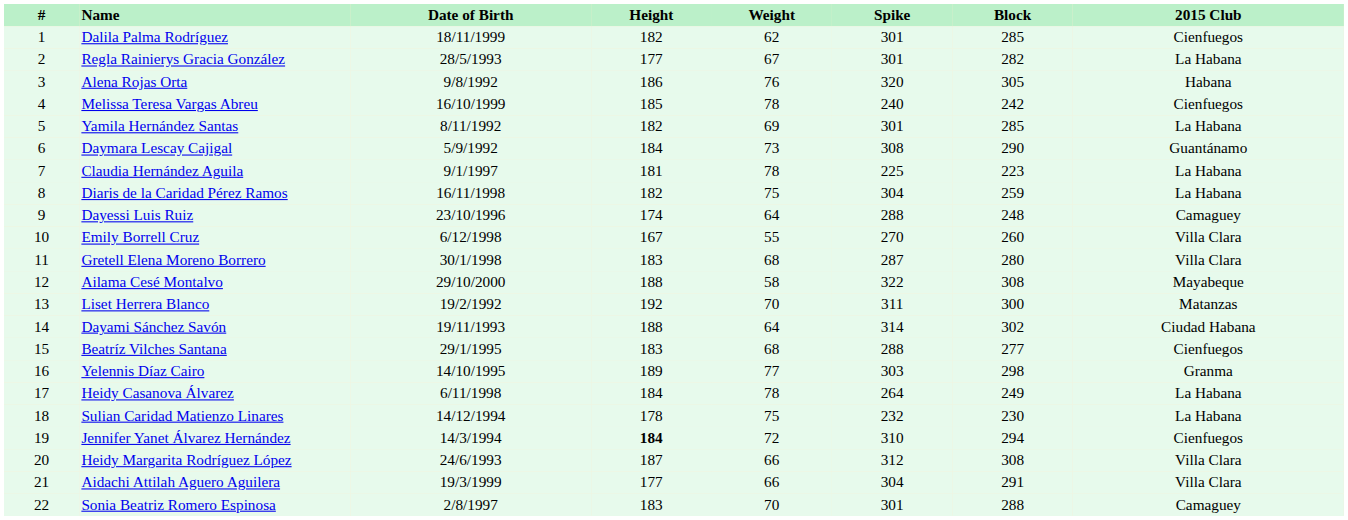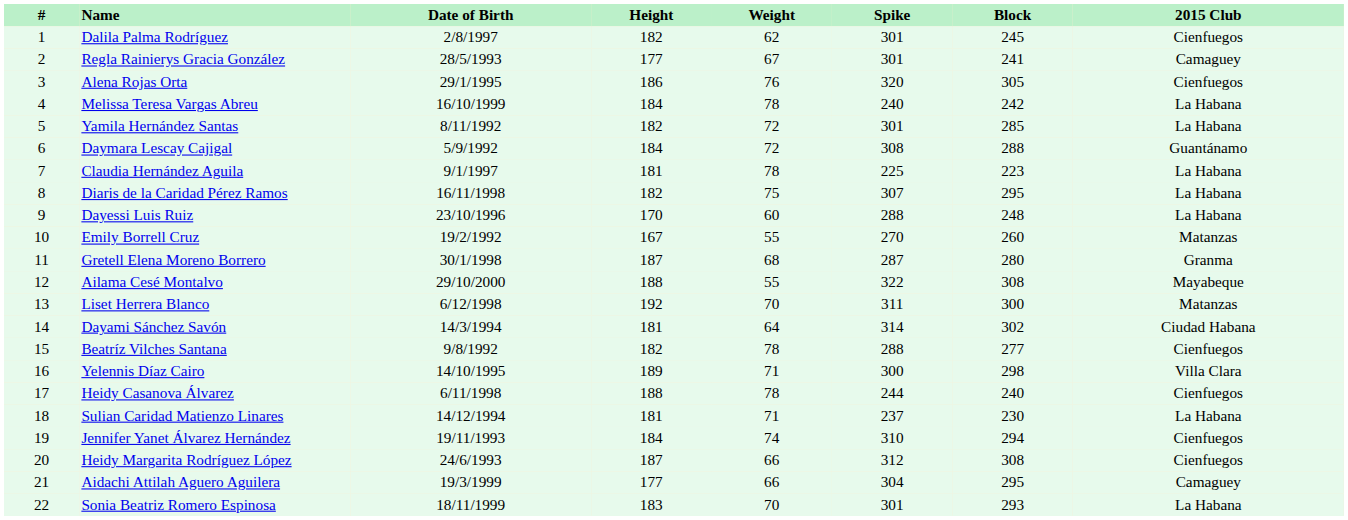(471, 37) 18/11/1999 -> (471, 37) 2/8/1997
(1013, 37) 285 -> (1013, 37) 245
(1013, 59) 282 -> (1013, 59) 241
(1208, 59) La Habana -> (1208, 59) Camaguey
(471, 81) 9/8/1992 -> (471, 81) 29/1/1995
(1208, 81) Habana -> (1208, 81) Cienfuegos
(651, 104) 185 -> (651, 104) 184
(1208, 104) Cienfuegos -> (1208, 104) La Habana
(772, 126) 69 -> (772, 126) 72
(772, 148) 73 -> (772, 148) 72
(1013, 148) 290 -> (1013, 148) 288
(892, 193) 304 -> (892, 193) 307
(1013, 193) 259 -> (1013, 193) 295
(651, 215) 174 -> (651, 215) 170
(772, 215) 64 -> (772, 215) 60
(1208, 215) Camaguey -> (1208, 215) La Habana
(471, 237) 6/12/1998 -> (471, 237) 19/2/1992
(1208, 237) Villa Clara -> (1208, 237) Matanzas
(651, 259) 183 -> (651, 259) 187
(1208, 259) Villa Clara -> (1208, 259) Granma
(772, 282) 58 -> (772, 282) 55
(471, 304) 19/2/1992 -> (471, 304) 6/12/1998
(471, 326) 19/11/1993 -> (471, 326) 14/3/1994
(651, 326) 188 -> (651, 326) 181
(471, 348) 29/1/1995 -> (471, 348) 9/8/1992
(651, 348) 183 -> (651, 348) 182
(772, 348) 68 -> (772, 348) 78
(772, 371) 77 -> (772, 371) 71
(892, 371) 303 -> (892, 371) 300
(1208, 371) Granma -> (1208, 371) Villa Clara
(651, 393) 184 -> (651, 393) 188
(892, 393) 264 -> (892, 393) 244
(1013, 393) 249 -> (1013, 393) 240
(1208, 393) La Habana -> (1208, 393) Cienfuegos
(651, 415) 178 -> (651, 415) 181
(772, 415) 75 -> (772, 415) 71
(892, 415) 232 -> (892, 415) 237
(471, 438) 14/3/1994 -> (471, 438) 19/11/1993
(651, 438) bold -> (651, 438) normal
(772, 438) 72 -> (772, 438) 74
(1208, 460) Villa Clara -> (1208, 460) Cienfuegos
(1013, 482) 291 -> (1013, 482) 295
(1208, 482) Villa Clara -> (1208, 482) Camaguey
(471, 504) 2/8/1997 -> (471, 504) 18/11/1999
(1013, 504) 288 -> (1013, 504) 293
(1208, 504) Camaguey -> (1208, 504) La Habana
